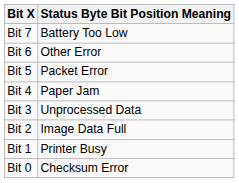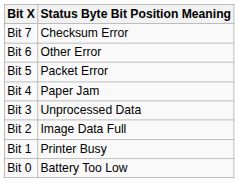(84, 33) Battery Too Low -> (84, 33) Checksum Error
(84, 168) Checksum Error -> (84, 168) Battery Too Low
